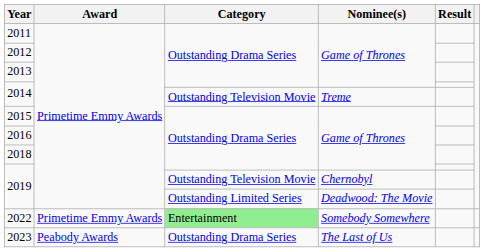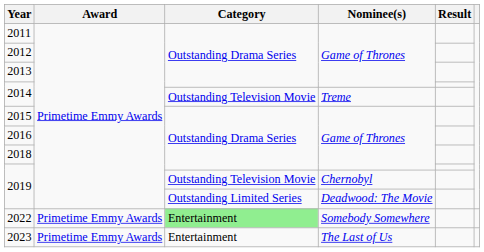(78, 237) Peabody Awards -> (100, 237) Primetime Emmy Awards
(232, 237) Outstanding Drama Series -> (202, 237) Entertainment
